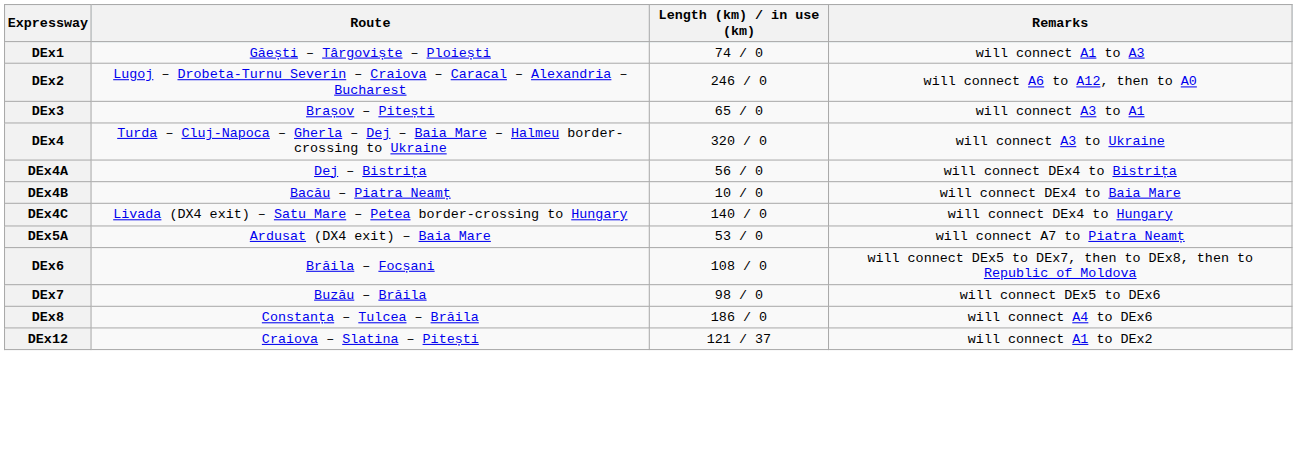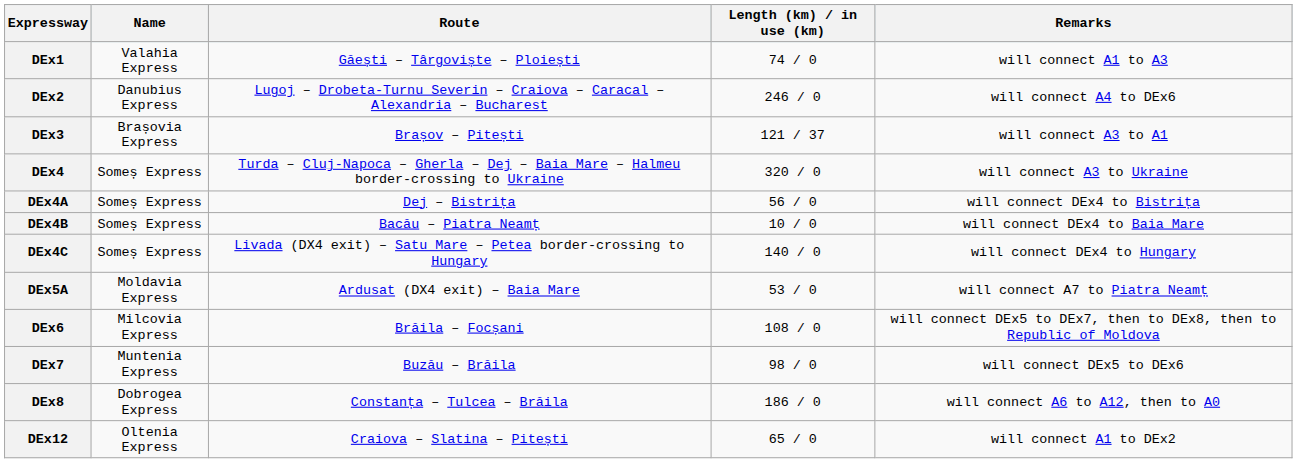+ column: (150, 23)
(1060, 82) will connect A6 to A12, then to A0 -> (1083, 98) will connect A4 to DEx6
(739, 112) 65 / 0 -> (793, 135) 121 / 37
(1060, 317) will connect A4 to DEx6 -> (1083, 402) will connect A6 to A12, then to A0
(739, 339) 121 / 37 -> (793, 440) 65 / 0
